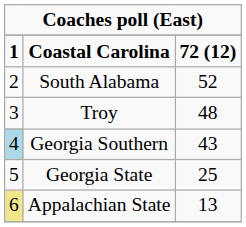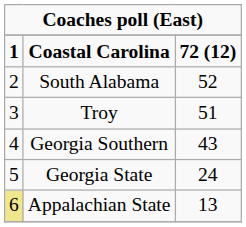(208, 112) 48 -> (208, 112) 51
(14, 143) lightblue background -> (14, 143) no background
(208, 174) 25 -> (208, 174) 24
